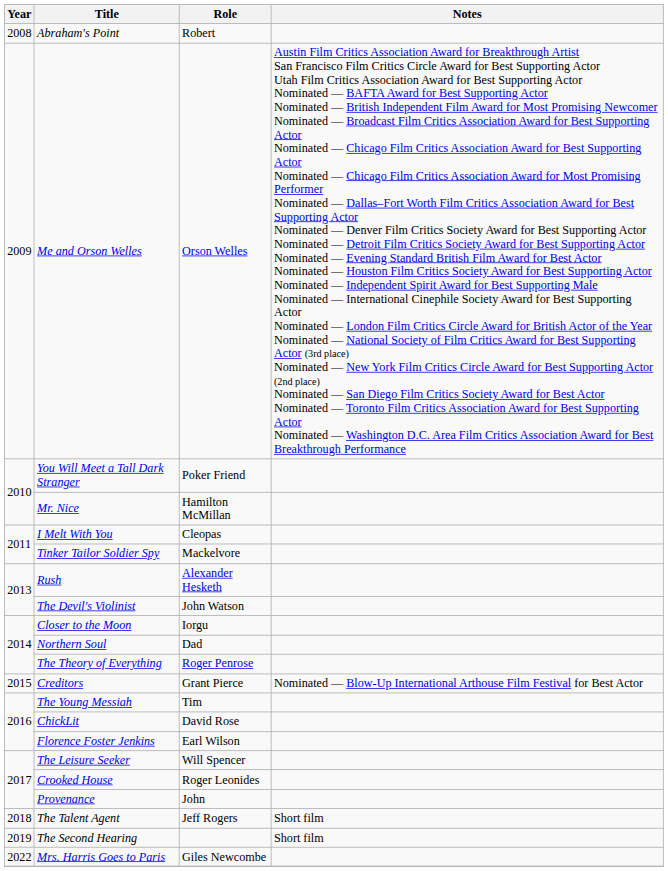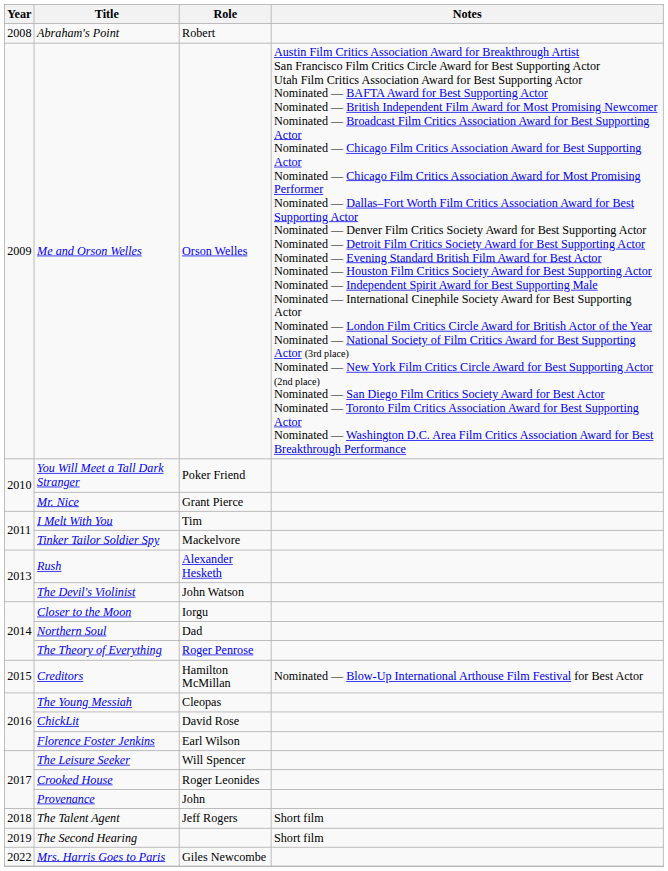(206, 508) Hamilton McMillan -> (213, 501) Grant Pierce
(202, 534) Cleopas -> (192, 520) Tim
(213, 683) Grant Pierce -> (206, 676) Hamilton McMillan
(192, 702) Tim -> (202, 702) Cleopas
